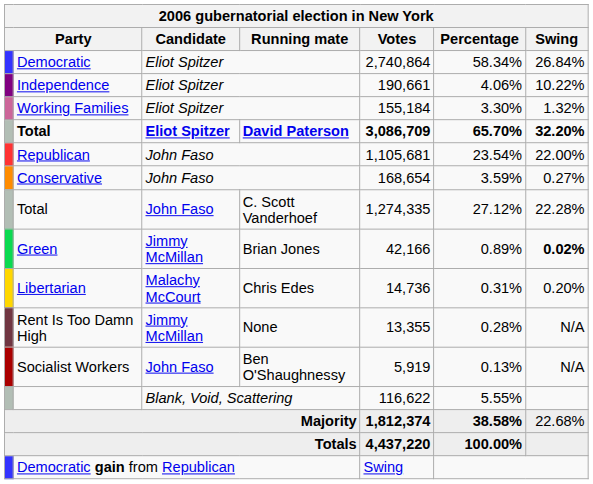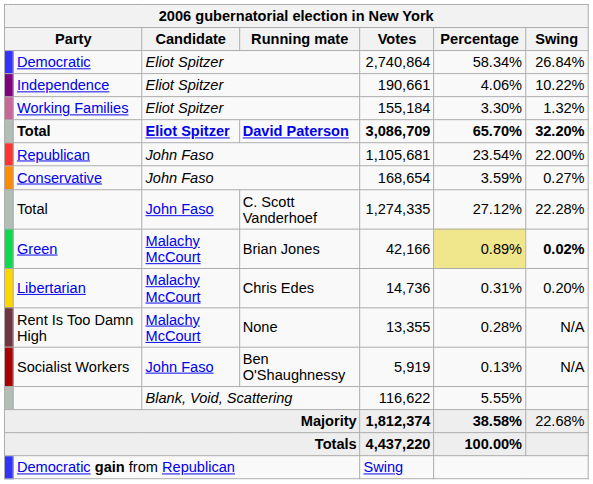(174, 249) Jimmy McMillan -> (173, 249) Malachy McCourt
(501, 249) no background -> (501, 249) khaki background
(174, 327) Jimmy McMillan -> (173, 327) Malachy McCourt
